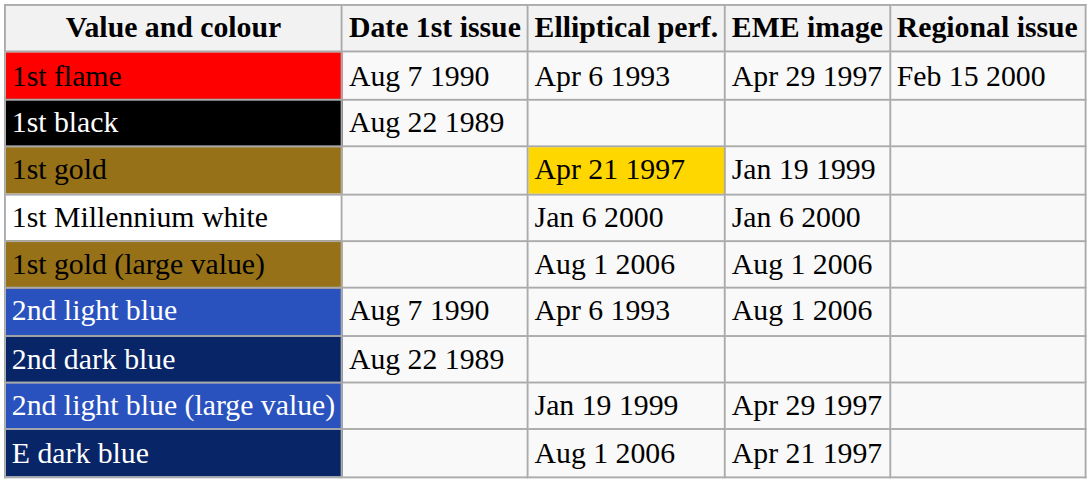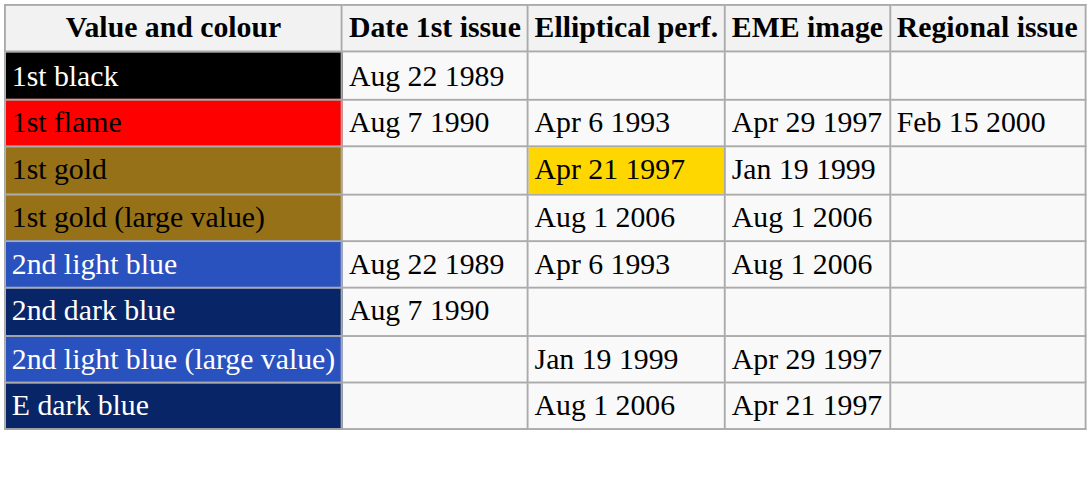rows swapped: (65, 122) <-> (67, 75)
- row: (140, 216)
(419, 311) Aug 7 1990 -> (427, 264) Aug 22 1989
(427, 358) Aug 22 1989 -> (419, 311) Aug 7 1990
